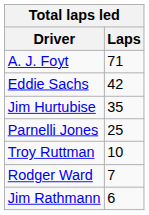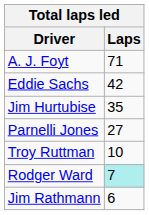(115, 130) 25 -> (115, 130) 27
(111, 175) no background -> (111, 175) paleturquoise background
